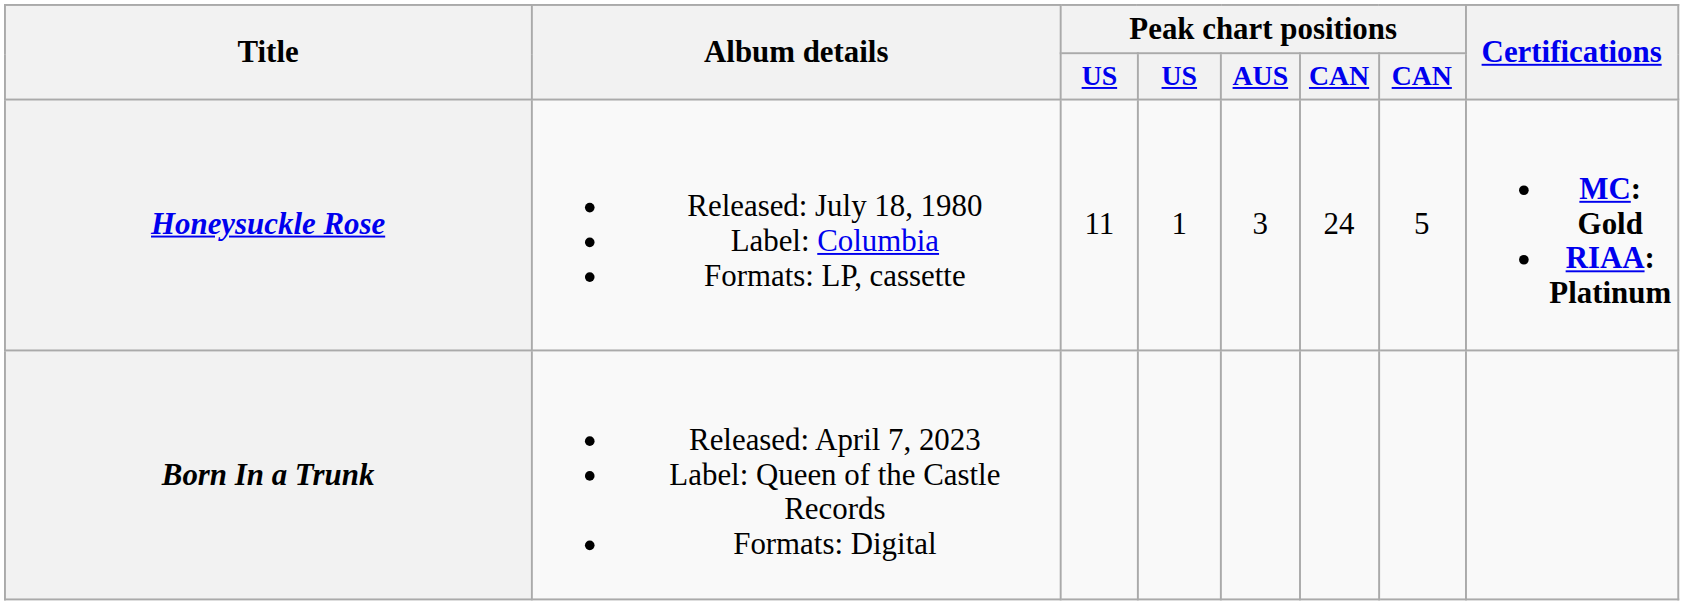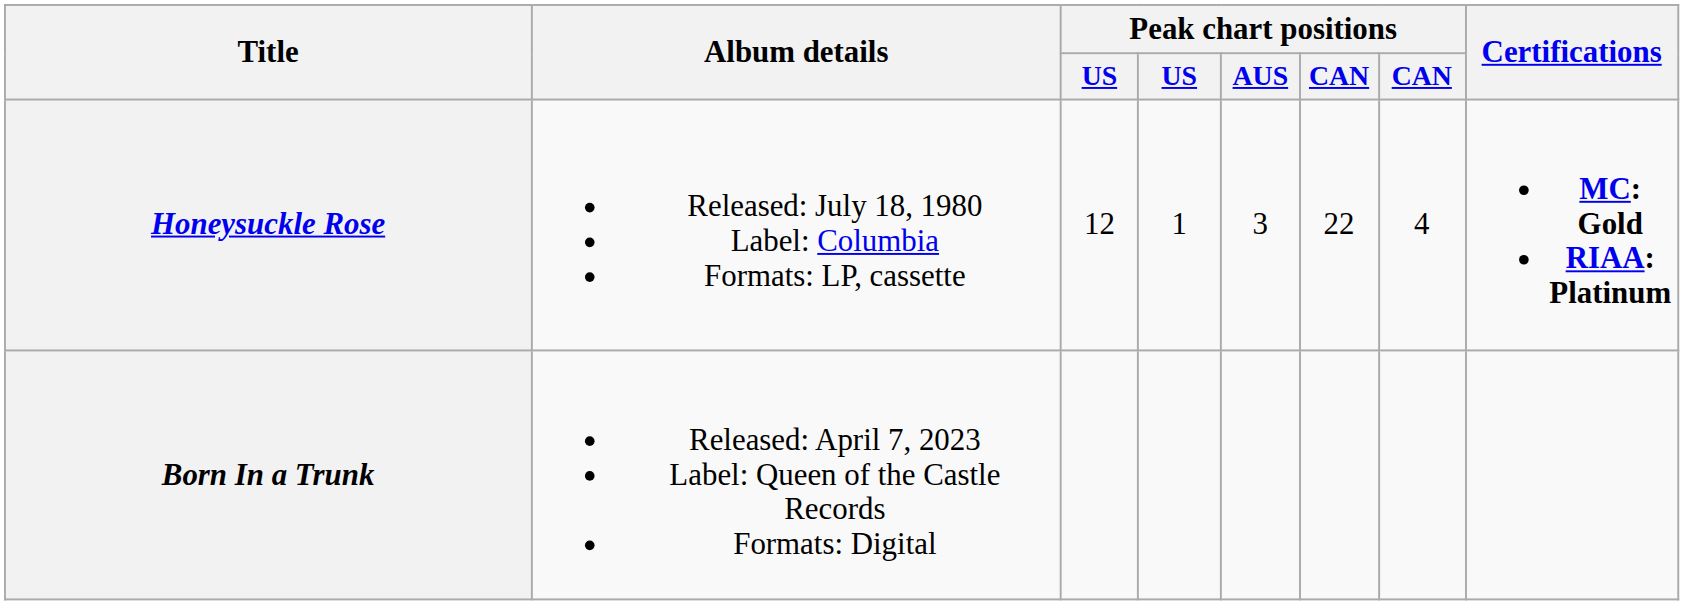(1099, 224) 11 -> (1099, 224) 12
(1339, 224) 24 -> (1339, 224) 22
(1422, 224) 5 -> (1422, 224) 4
